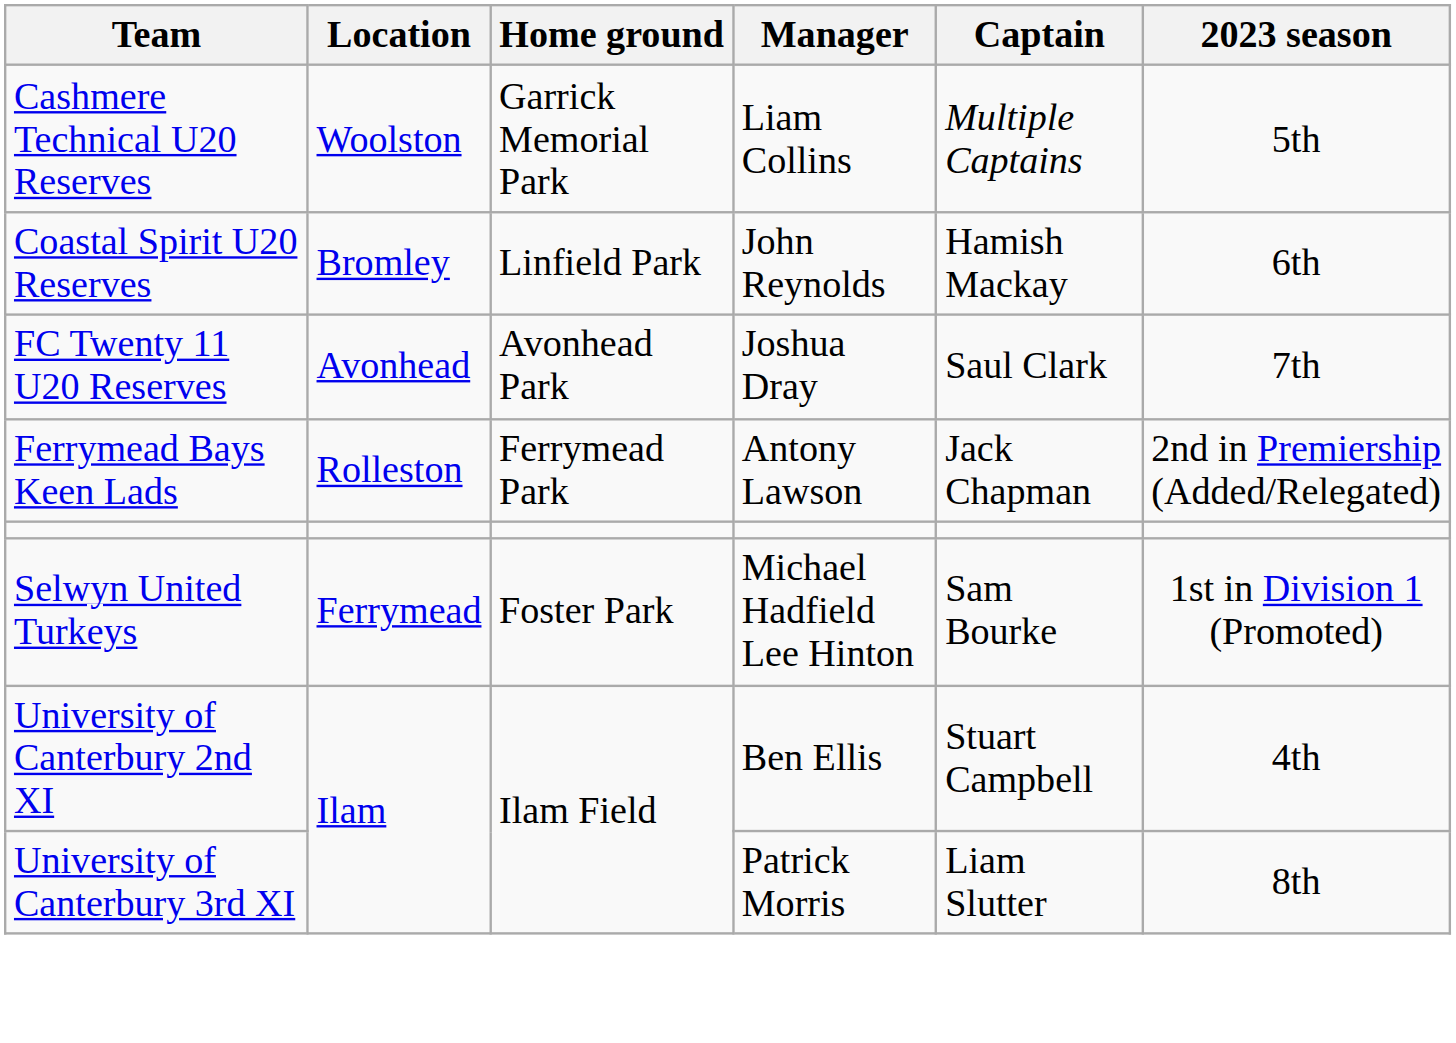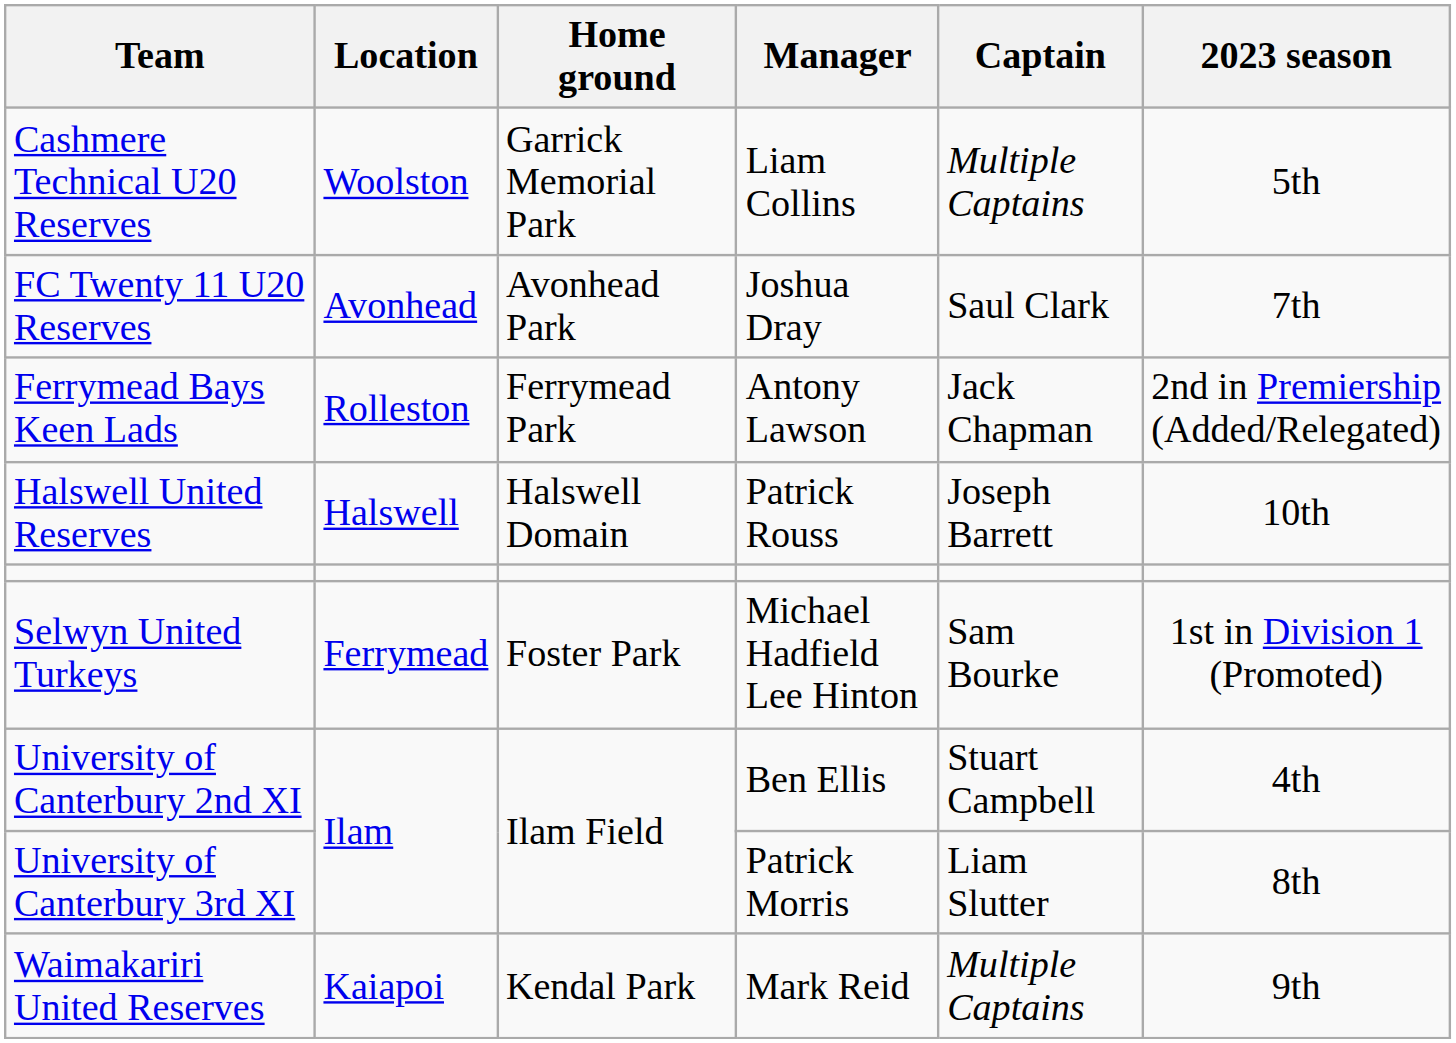- row: (156, 262)
+ row: (138, 511)
+ row: (139, 985)
